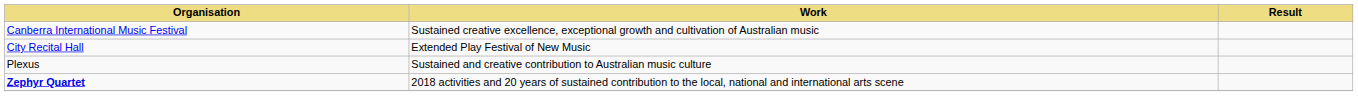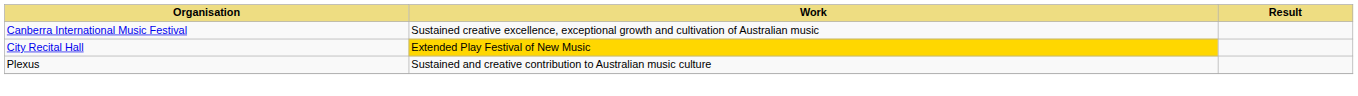(501, 47) no background -> (501, 47) gold background
- row: (46, 82)
